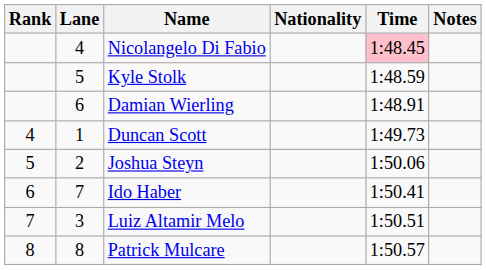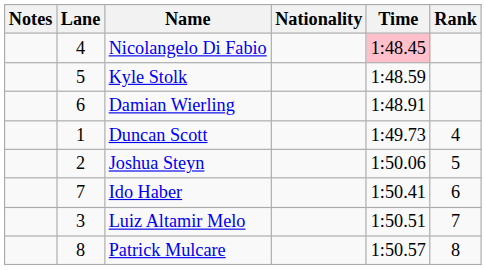columns swapped: (30, 18) <-> (455, 18)
